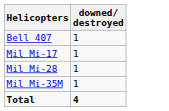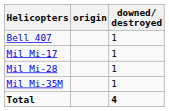+ column: (90, 17)
